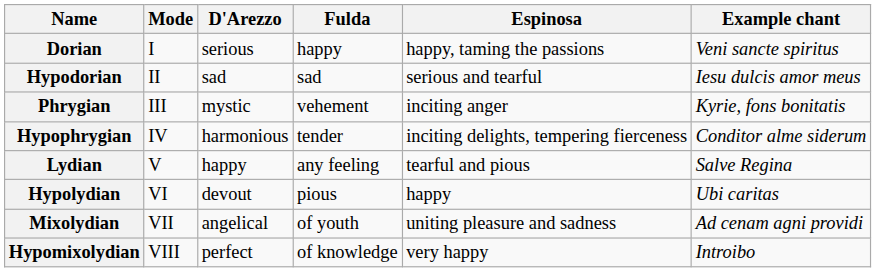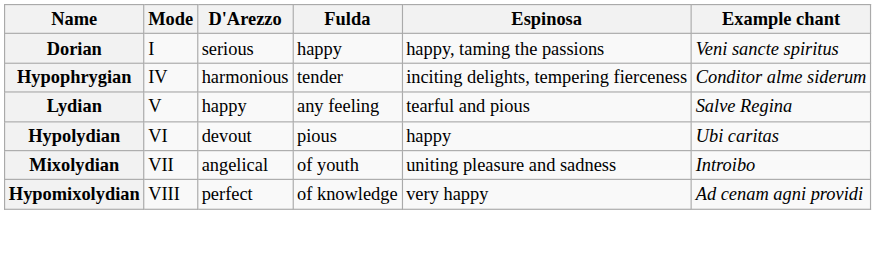- row: (74, 77)
- row: (74, 106)
(779, 223) Ad cenam agni providi -> (725, 164) Introibo
(725, 252) Introibo -> (779, 194) Ad cenam agni providi
